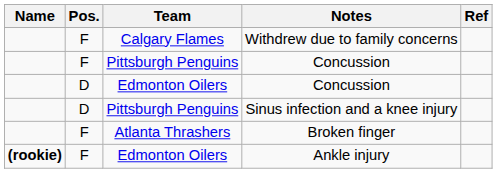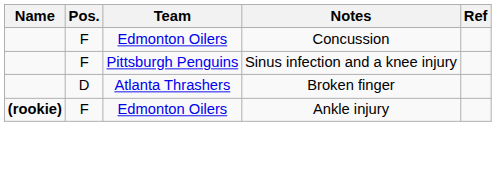- row: (172, 39)
- row: (172, 62)
(84, 86) D -> (84, 39) F
(84, 109) D -> (84, 62) F
(84, 132) F -> (84, 86) D
